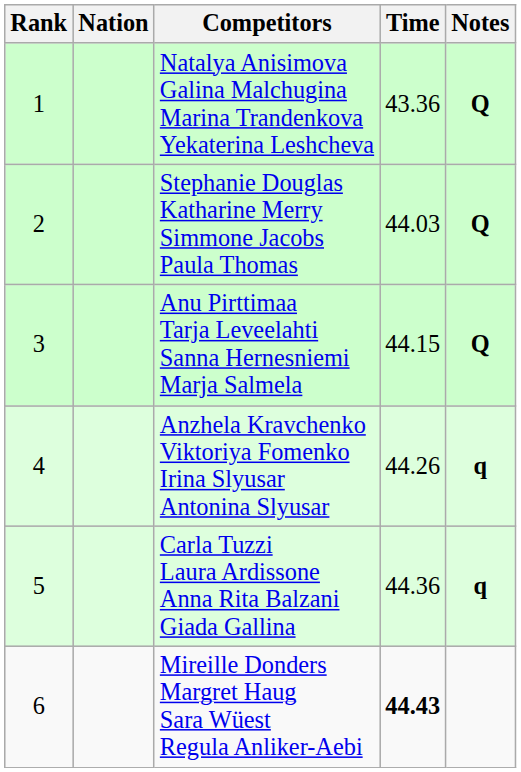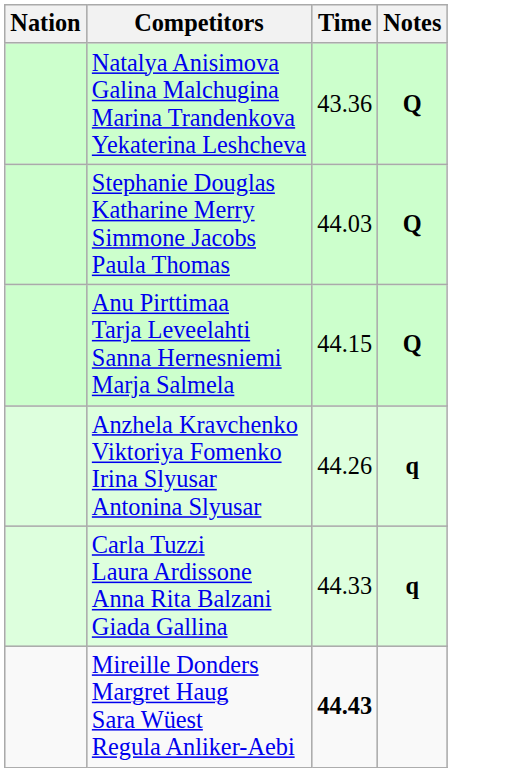- column: (39, 23)
(413, 585) 44.36 -> (345, 585) 44.33
